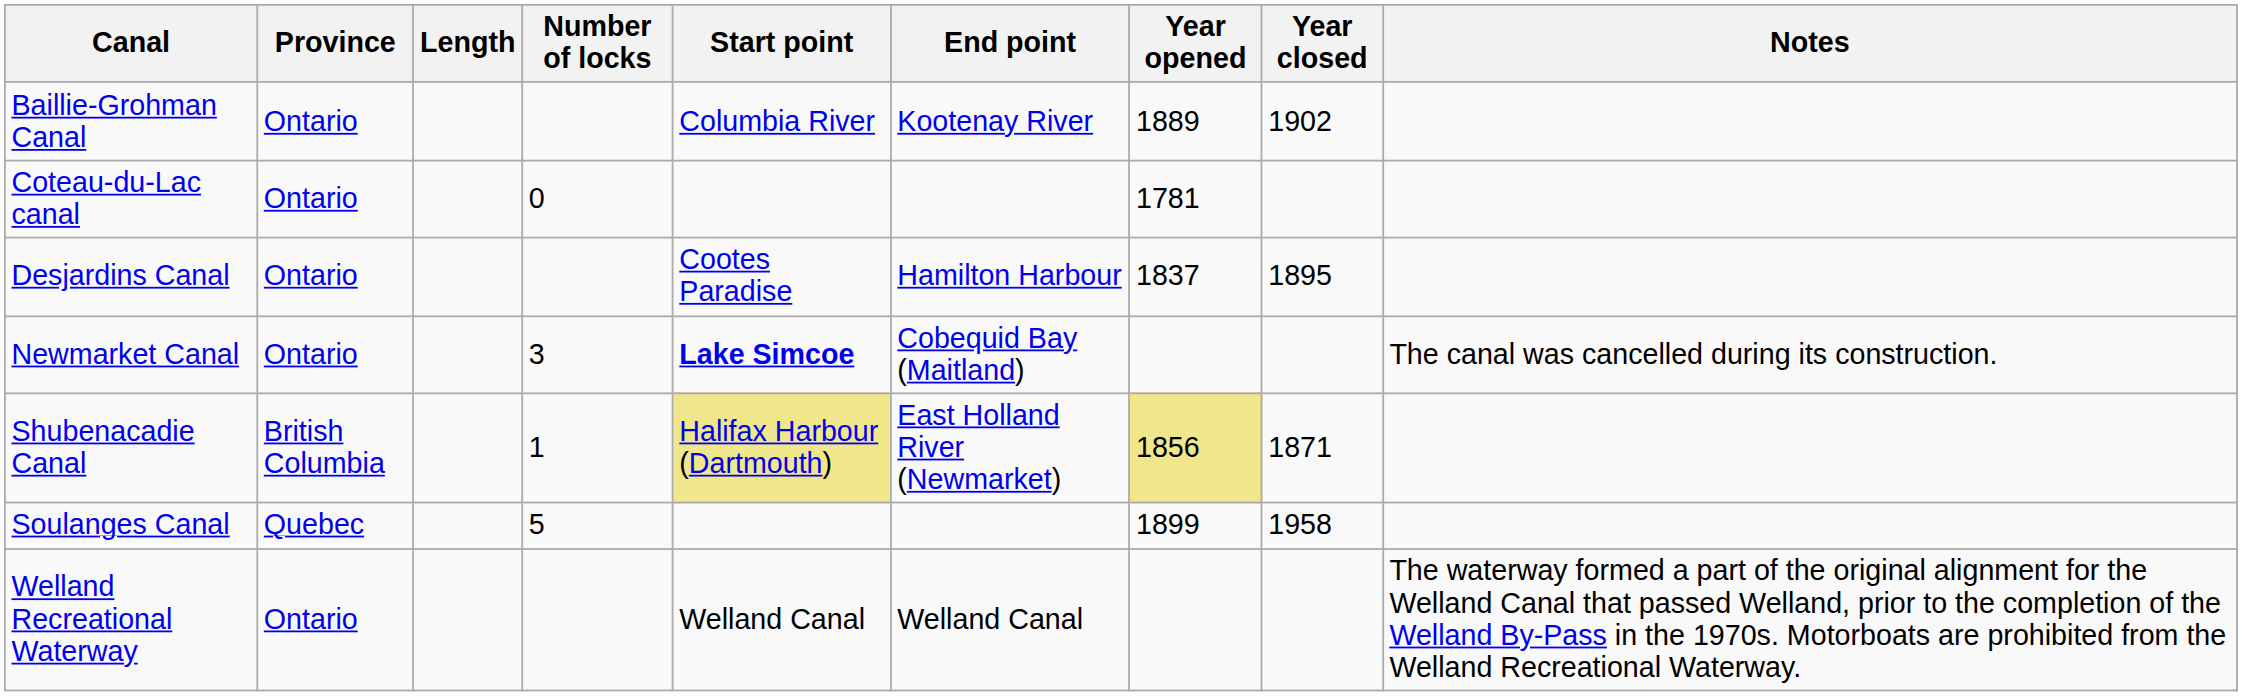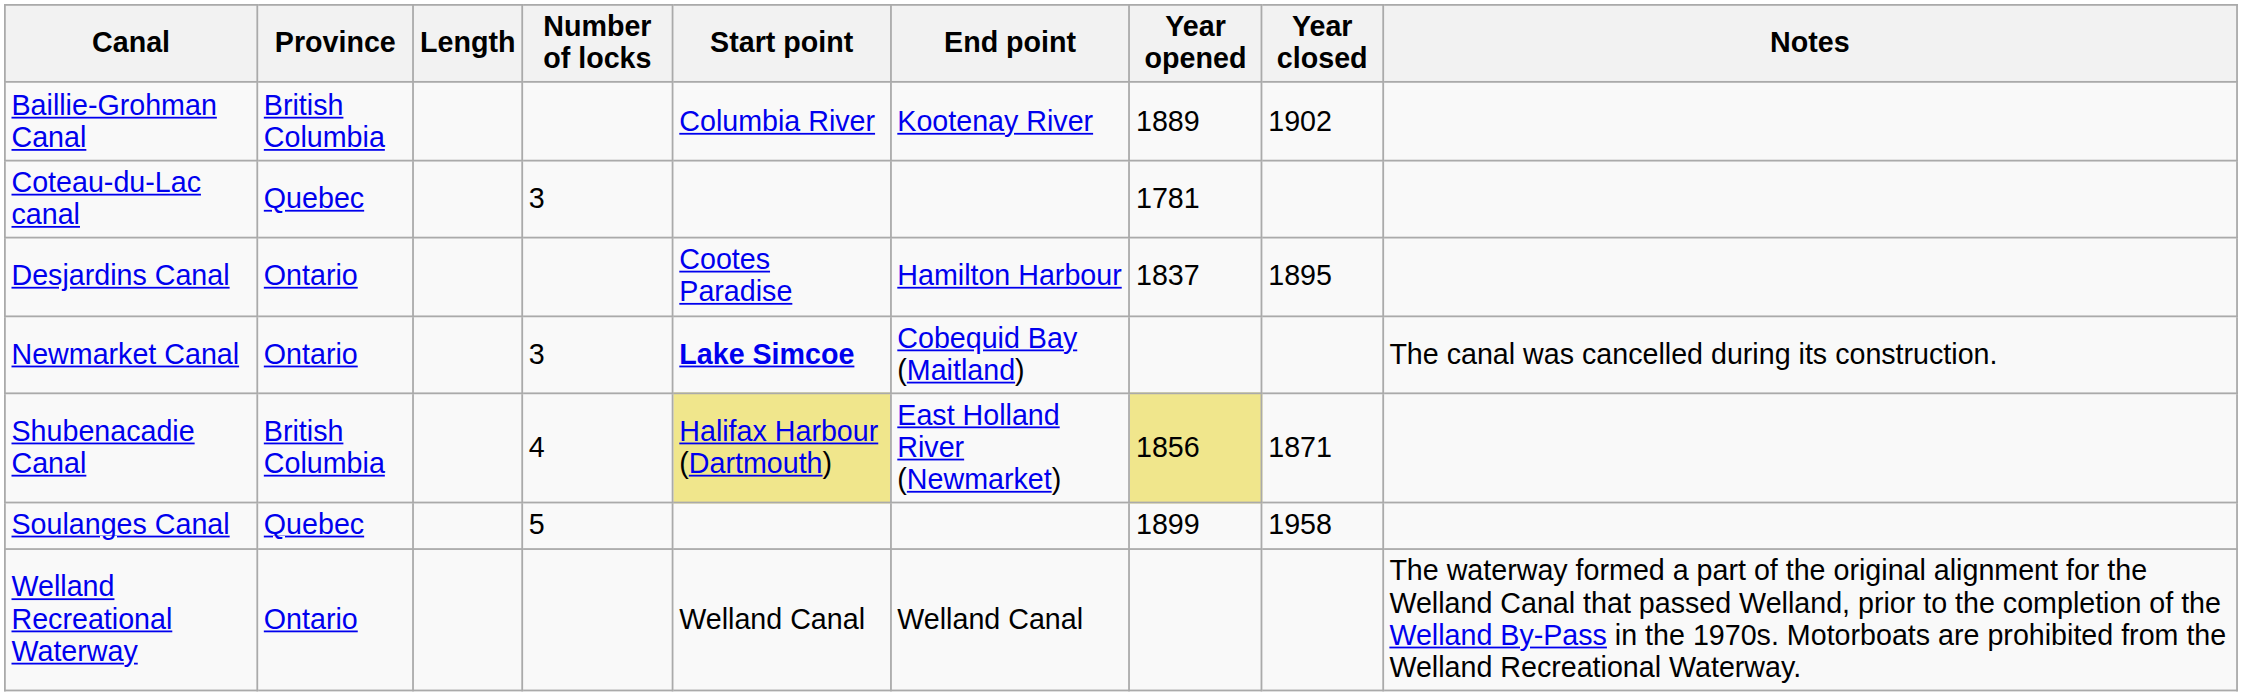(311, 120) Ontario -> (324, 120) British Columbia
(311, 198) Ontario -> (314, 198) Quebec
(537, 198) 0 -> (537, 198) 3
(537, 447) 1 -> (537, 447) 4
